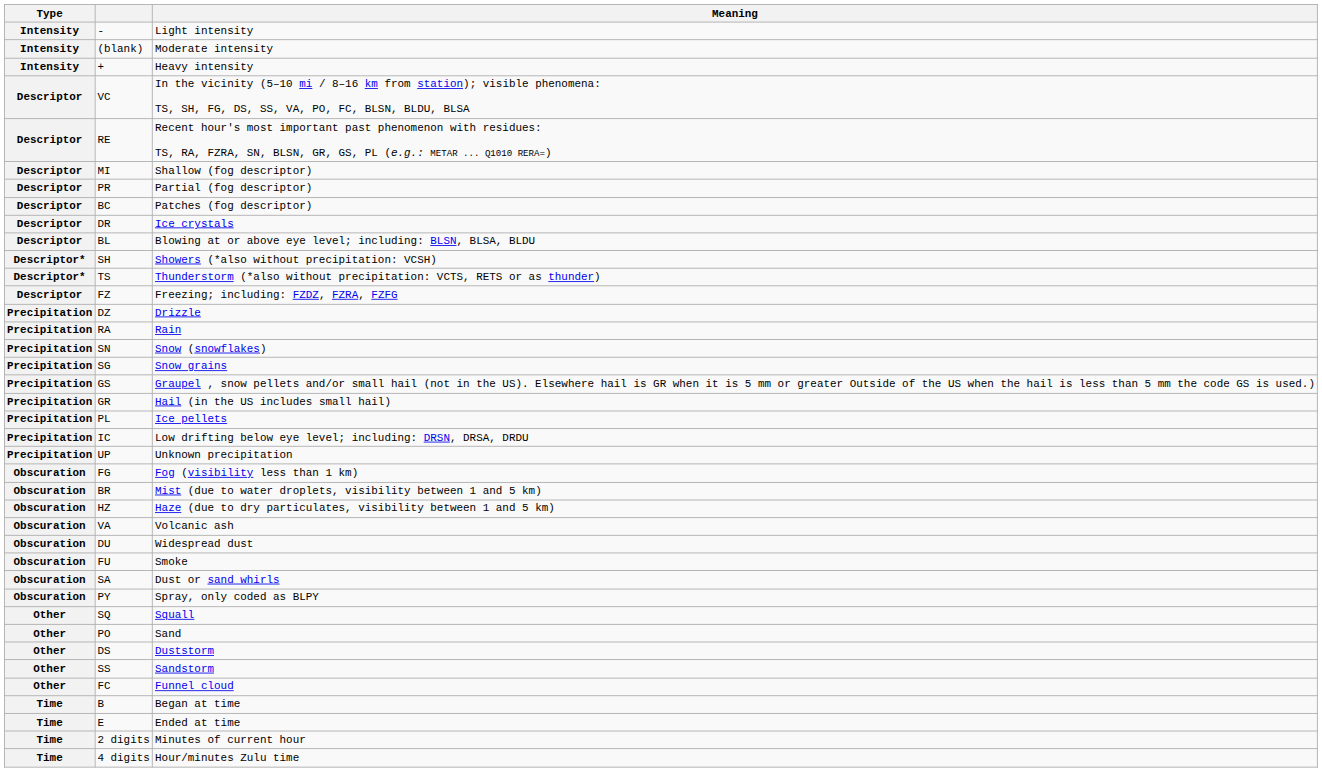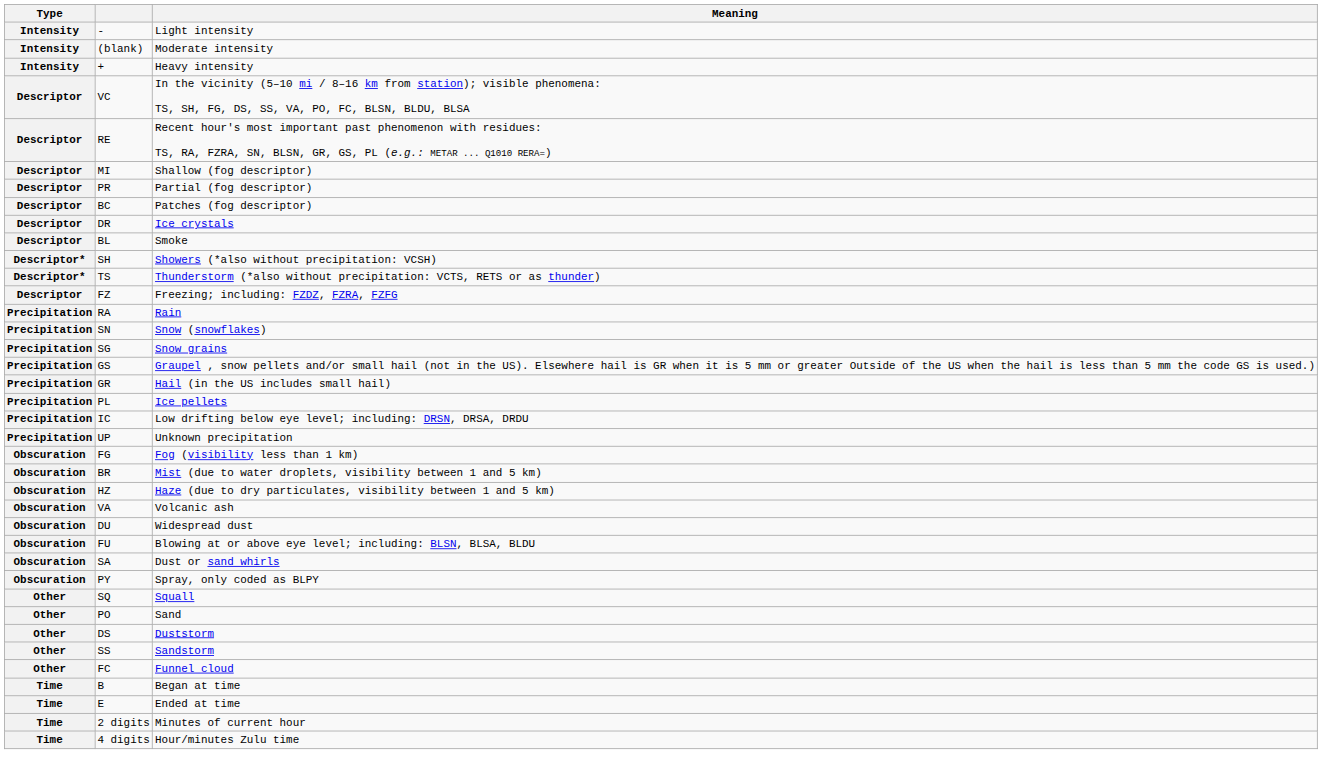(345, 242) Blowing at or above eye level; including: BLSN, BLSA, BLDU -> (171, 242) Smoke
- row: (104, 313)
(171, 562) Smoke -> (345, 544) Blowing at or above eye level; including: BLSN, BLSA, BLDU
